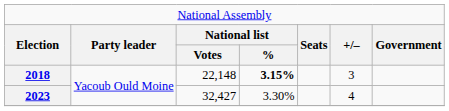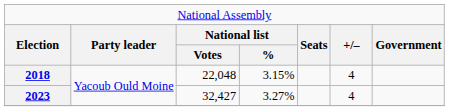(219, 75) 22,148 -> (219, 75) 22,048
(278, 75) bold -> (279, 75) normal
(351, 75) 3 -> (351, 75) 4
(279, 96) 3.30% -> (279, 96) 3.27%
